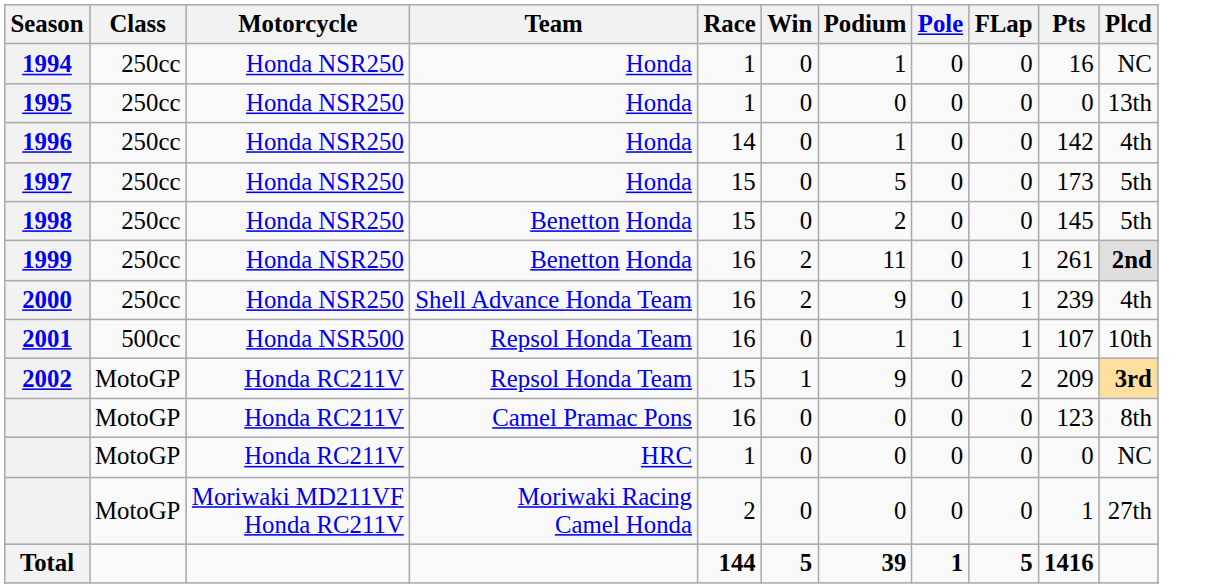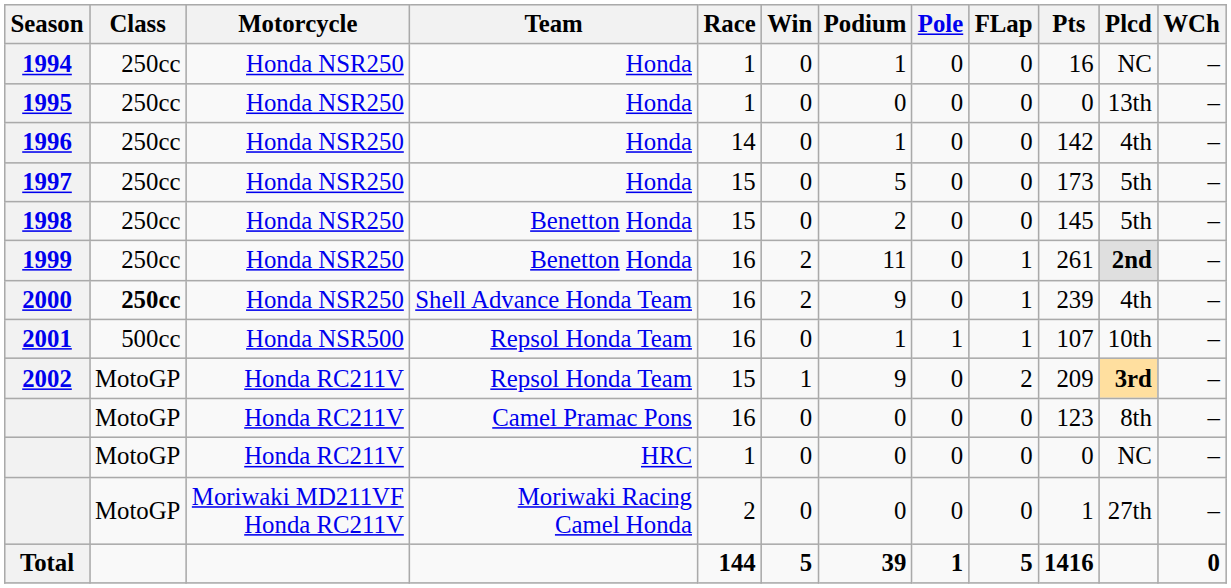+ column: (1192, 24)
(151, 299) normal -> (151, 299) bold
